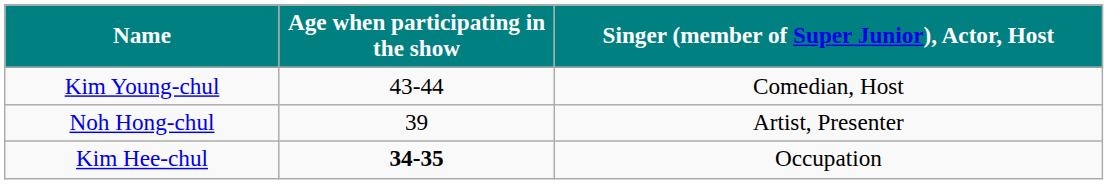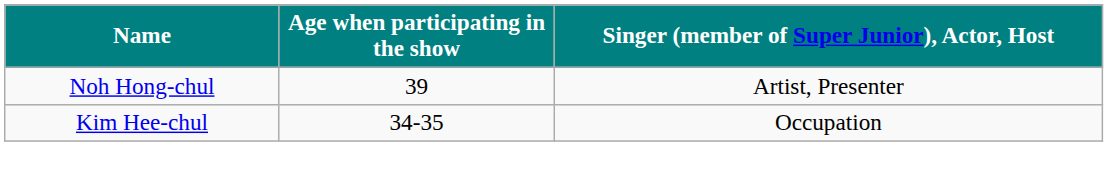- row: (142, 85)
(417, 159) bold -> (417, 122) normal
